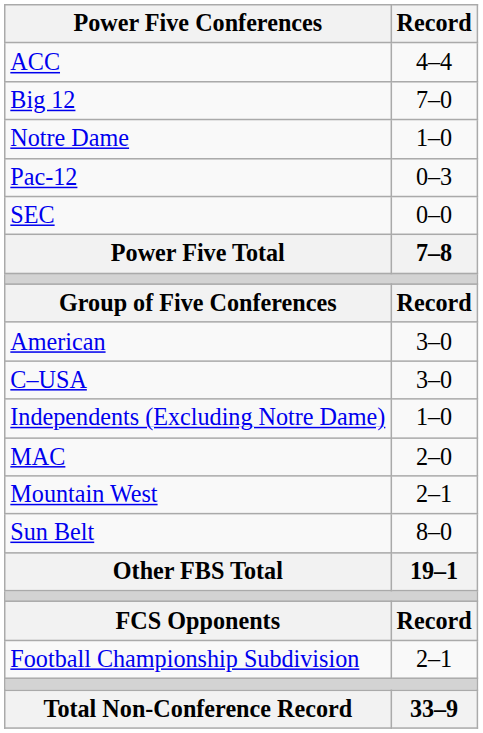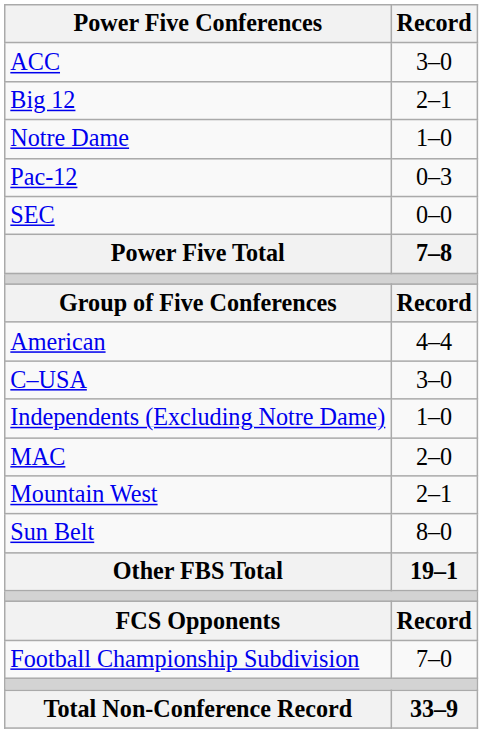(434, 61) 4–4 -> (434, 61) 3–0
(434, 100) 7–0 -> (434, 100) 2–1
(434, 341) 3–0 -> (434, 341) 4–4
(434, 658) 2–1 -> (434, 658) 7–0
